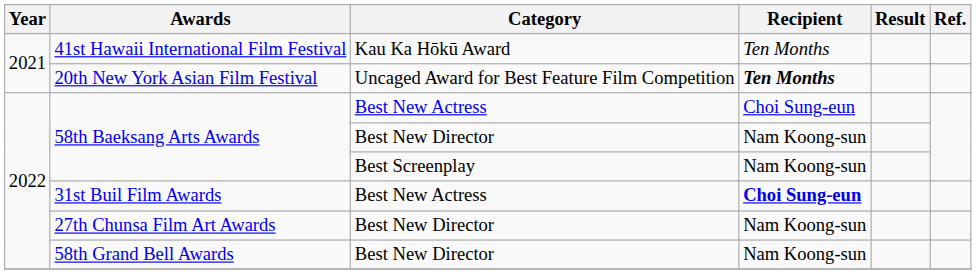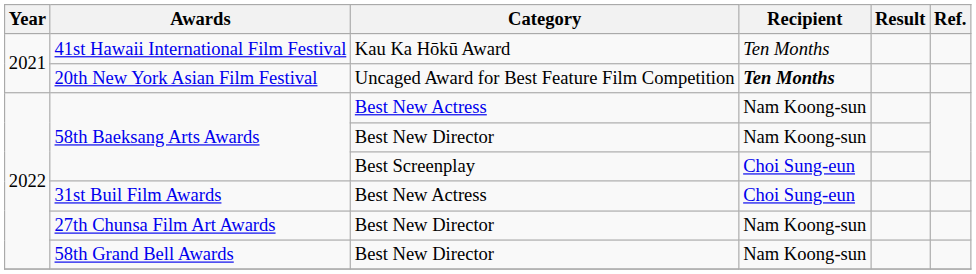(799, 107) Choi Sung-eun -> (805, 107) Nam Koong-sun
(805, 166) Nam Koong-sun -> (799, 166) Choi Sung-eun
(802, 195) bold -> (799, 195) normal
